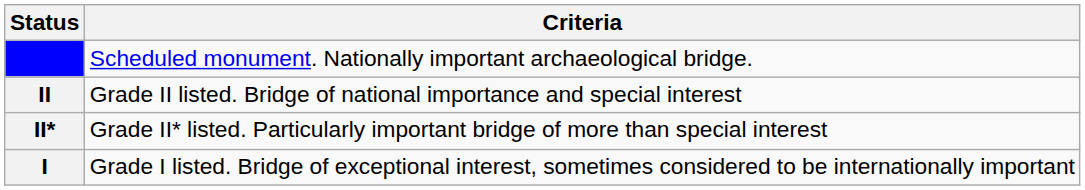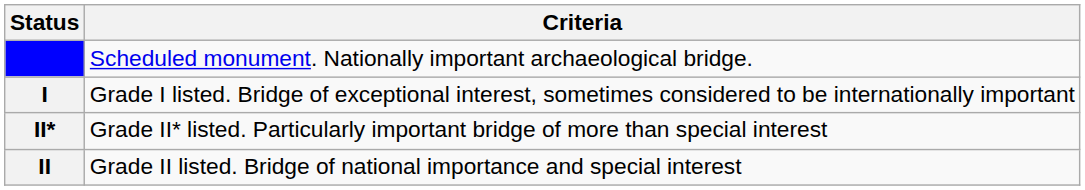rows swapped: (45, 166) <-> (45, 94)
